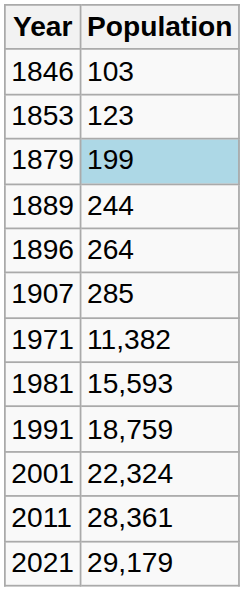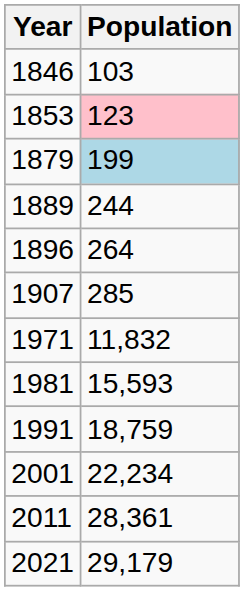(110, 116) no background -> (110, 116) pink background
(129, 339) 11,382 -> (129, 339) 11,832
(130, 473) 22,324 -> (130, 473) 22,234
